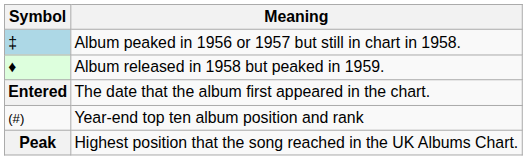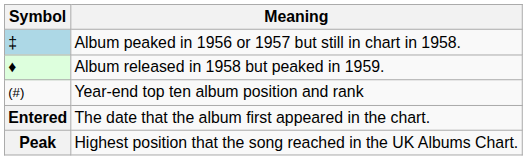rows swapped: (219, 117) <-> (252, 92)
